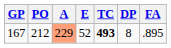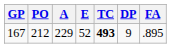(64, 33) lightsalmon background -> (64, 33) no background
(128, 33) 8 -> (128, 33) 9
